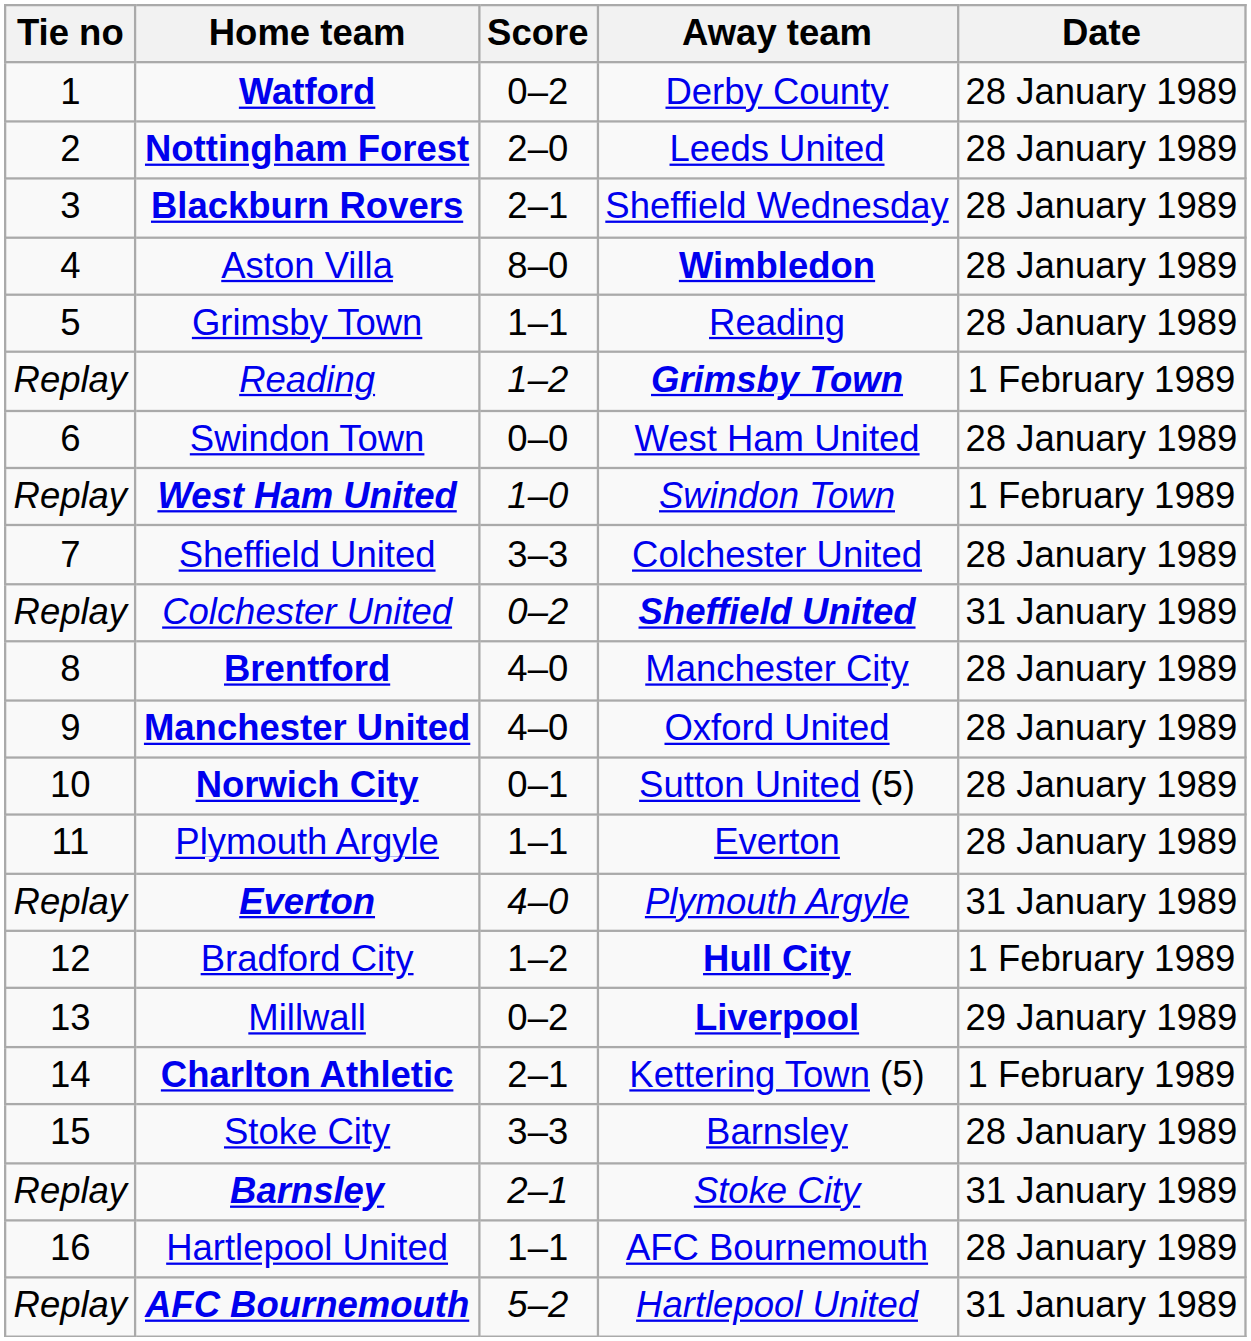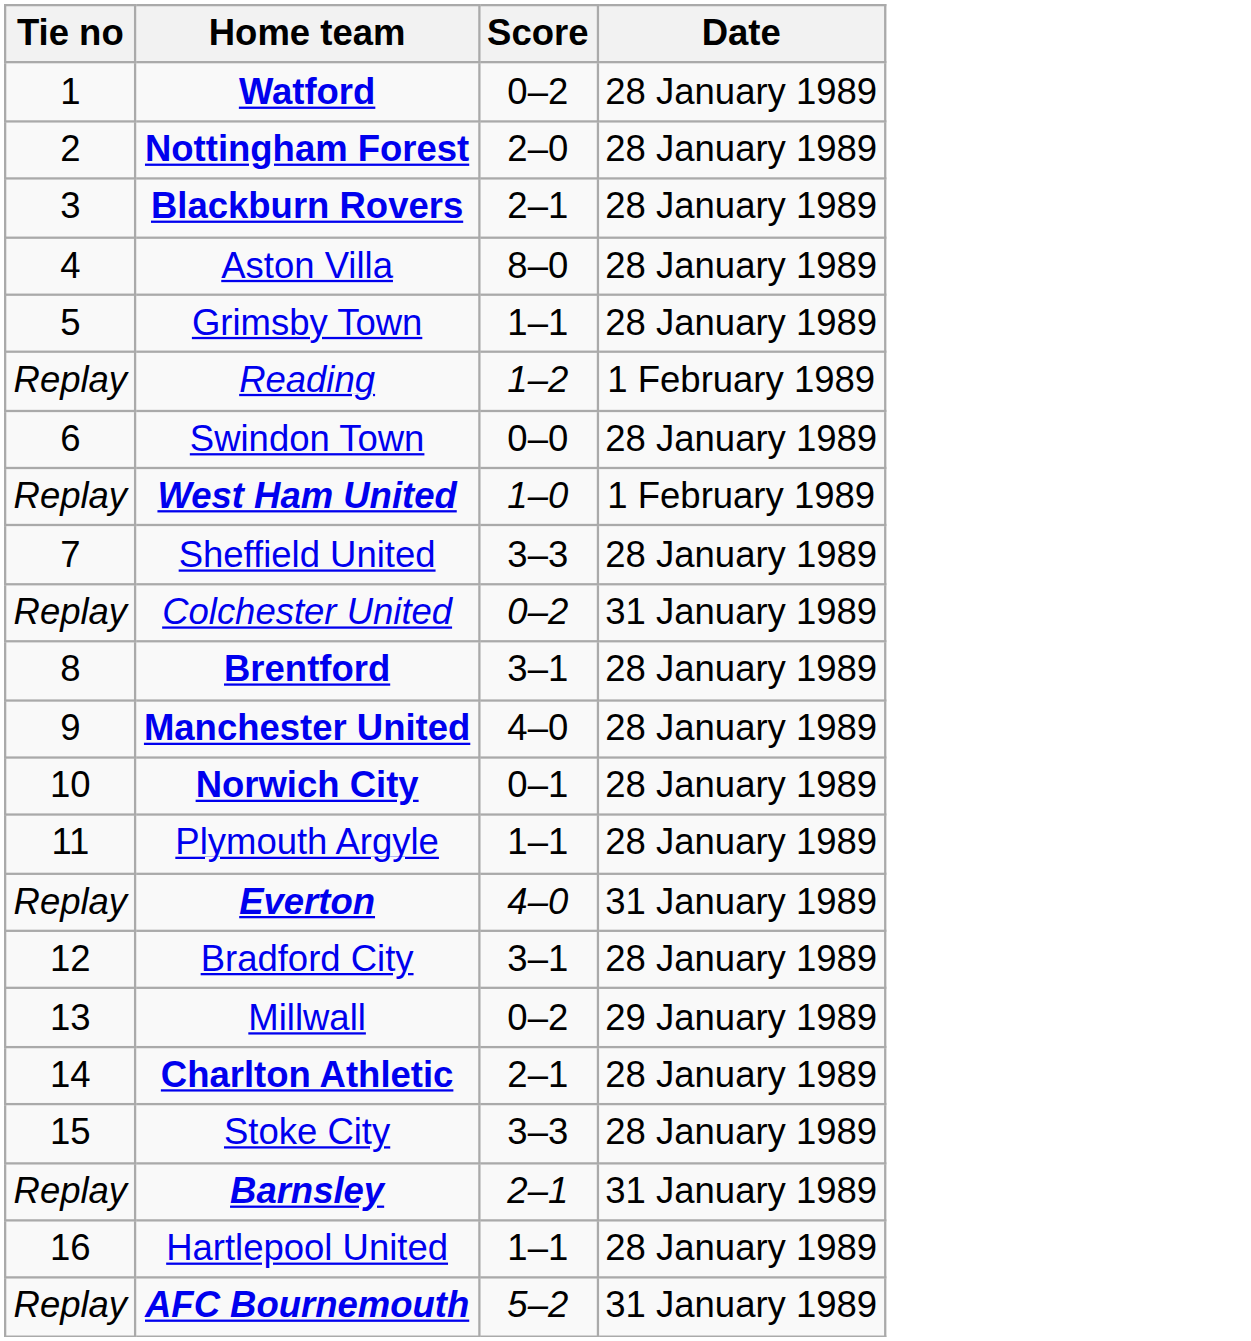- column: (777, 33)
(538, 669) 4–0 -> (538, 669) 3–1
(538, 959) 1–2 -> (538, 959) 3–1
(1101, 959) 1 February 1989 -> (741, 959) 28 January 1989
(1101, 1074) 1 February 1989 -> (741, 1074) 28 January 1989
